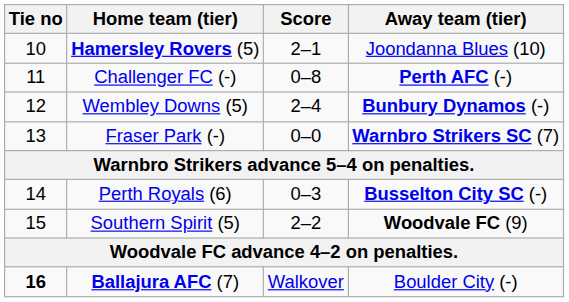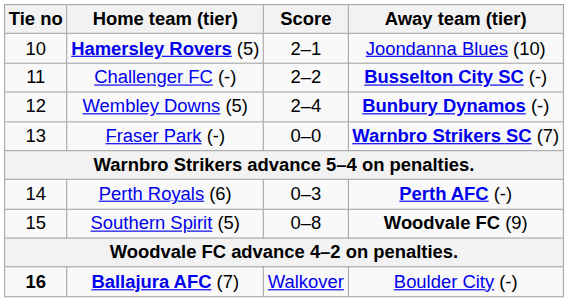(306, 77) 0–8 -> (306, 77) 2–2
(456, 77) Perth AFC (-) -> (456, 77) Busselton City SC (-)
(456, 194) Busselton City SC (-) -> (456, 194) Perth AFC (-)
(306, 223) 2–2 -> (306, 223) 0–8
